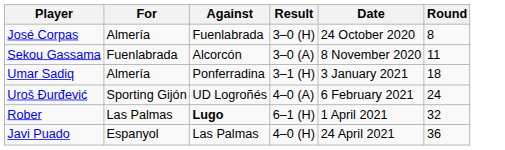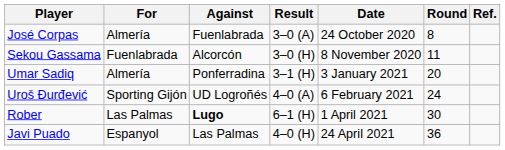+ column: (485, 14)
(294, 34) 3–0 (H) -> (294, 34) 3–0 (A)
(294, 54) 3–0 (A) -> (294, 54) 3–0 (H)
(434, 74) 18 -> (434, 74) 20
(434, 114) 32 -> (434, 114) 30
